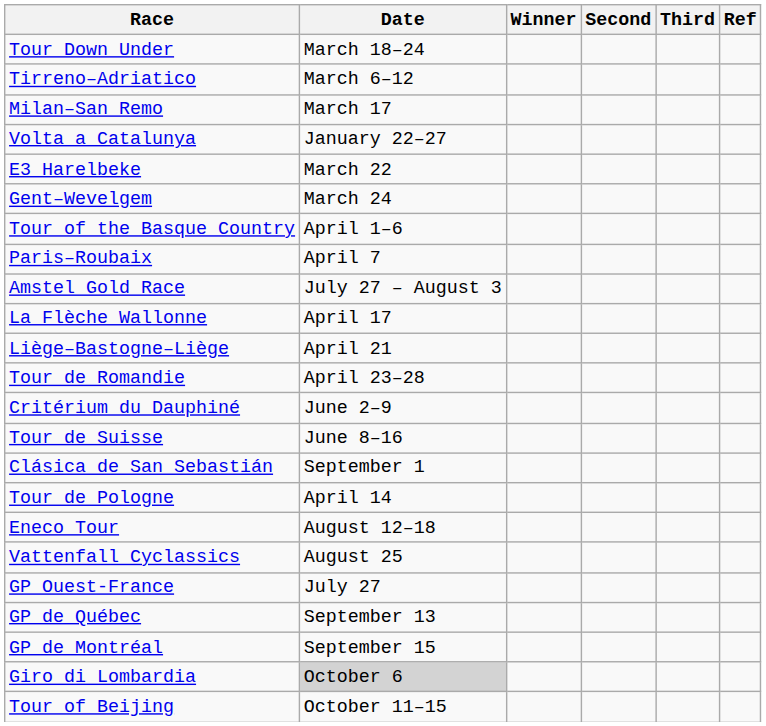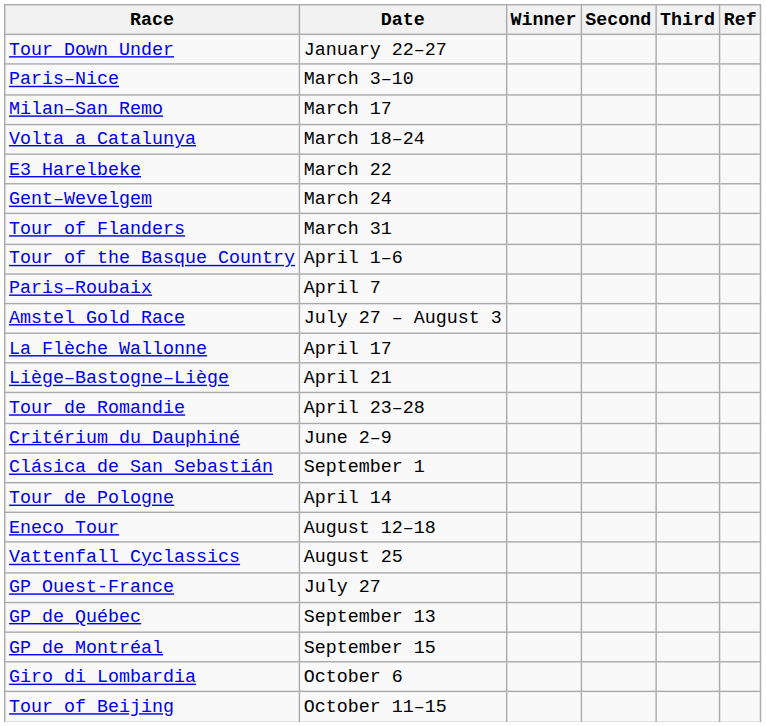(364, 50) March 18–24 -> (375, 50) January 22–27
+ row: (64, 79)
- row: (103, 79)
(375, 139) January 22–27 -> (364, 139) March 18–24
+ row: (97, 229)
- row: (86, 438)
(353, 677) lightgrey background -> (353, 677) no background
